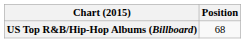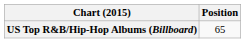(220, 29) 68 -> (220, 29) 65
